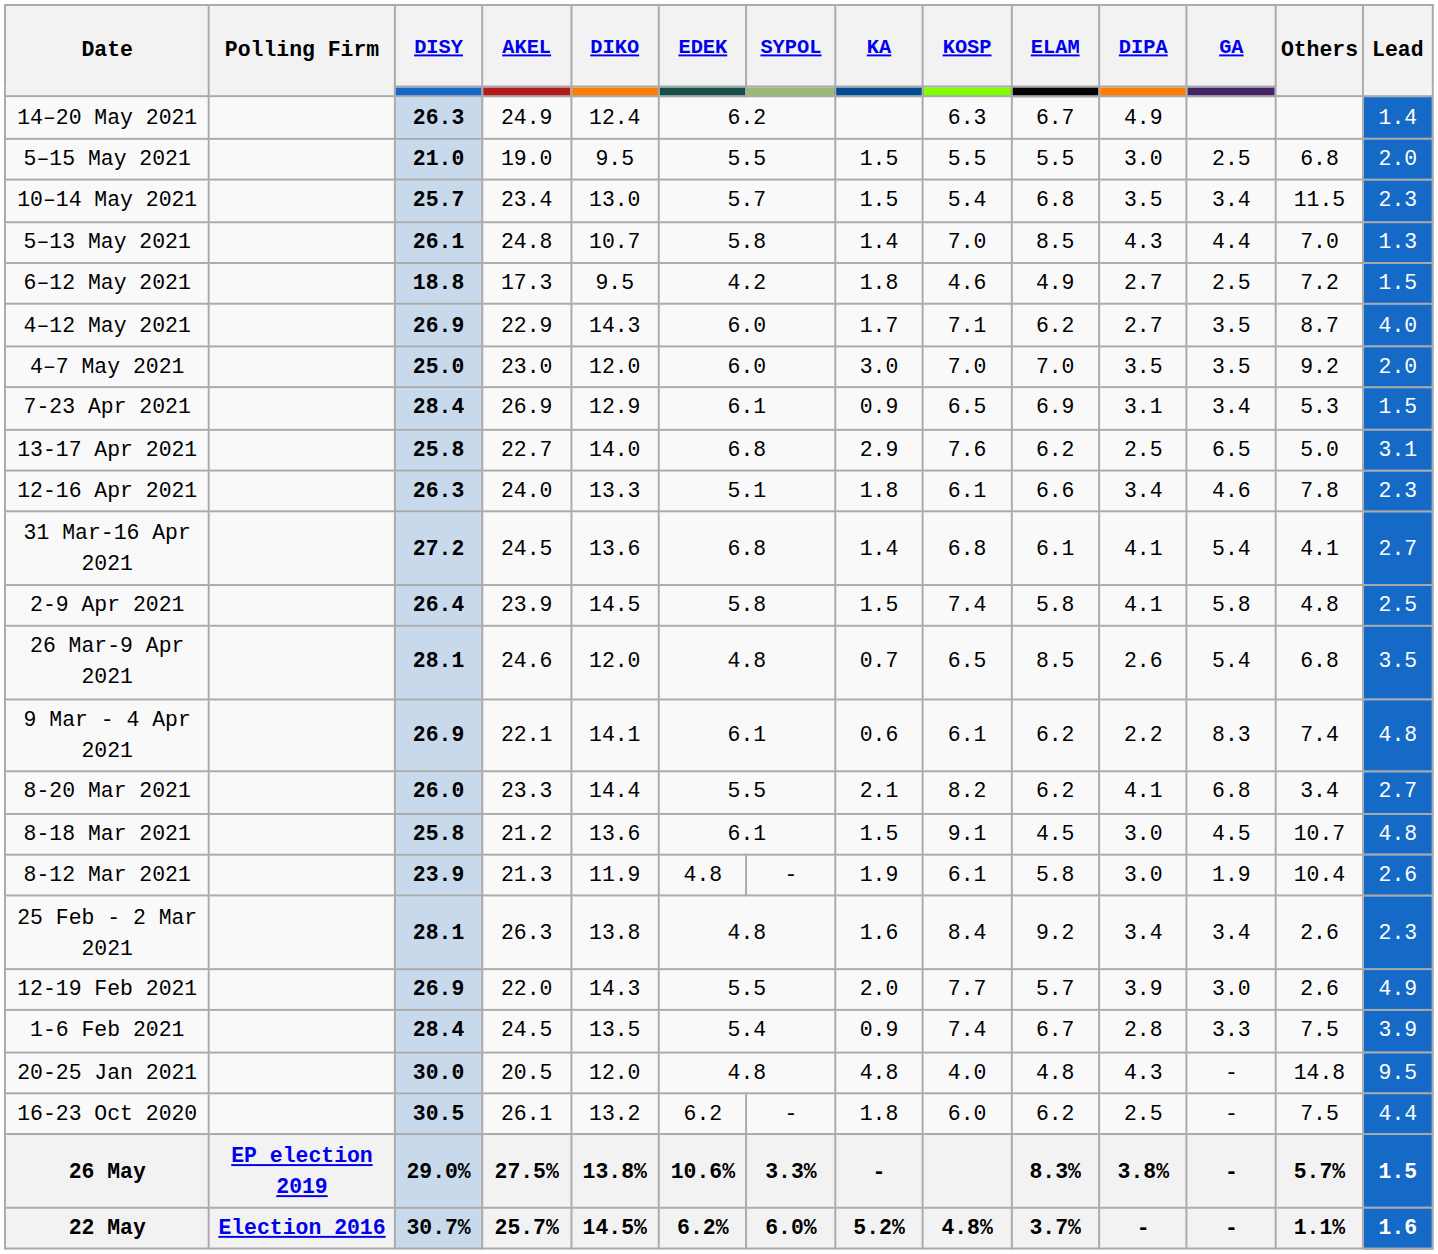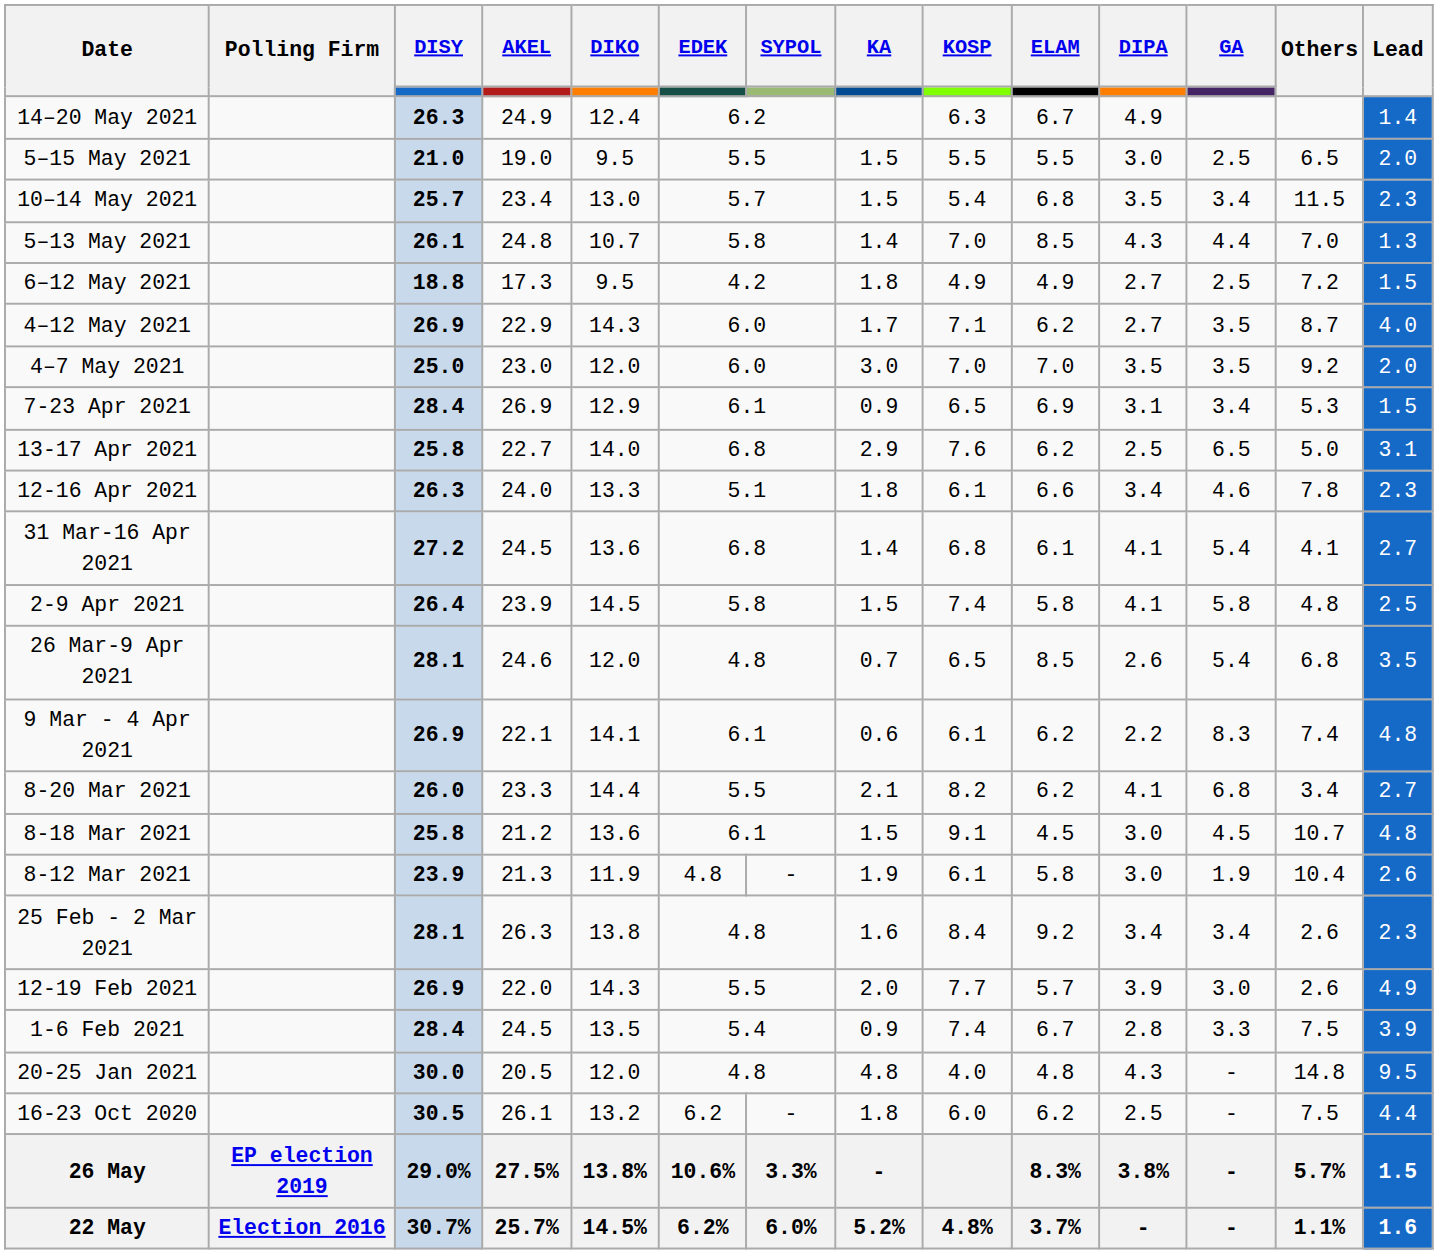(1319, 159) 6.8 -> (1319, 159) 6.5
(967, 284) 4.6 -> (967, 284) 4.9
